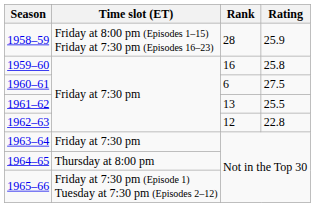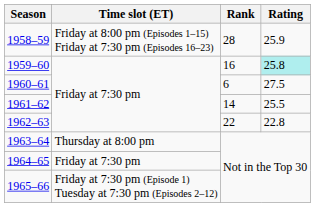(274, 65) no background -> (274, 65) paleturquoise background
(229, 103) 13 -> (229, 103) 14
(229, 122) 12 -> (229, 122) 22
(98, 141) Friday at 7:30 pm -> (104, 141) Thursday at 8:00 pm
(104, 160) Thursday at 8:00 pm -> (98, 160) Friday at 7:30 pm
